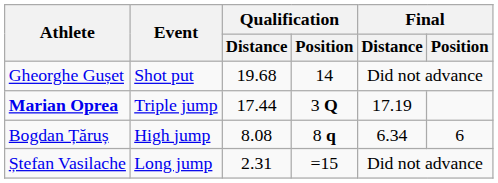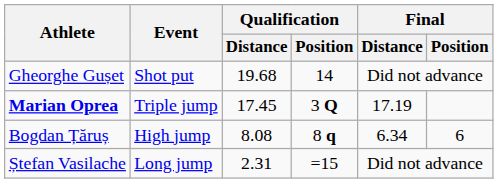(257, 105) 17.44 -> (257, 105) 17.45
